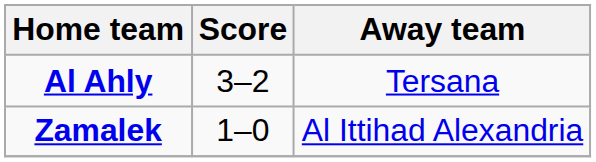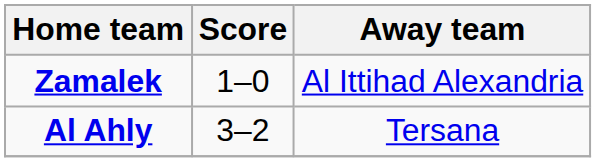rows swapped: (98, 80) <-> (98, 130)
